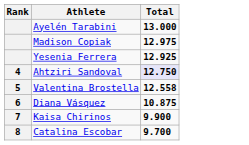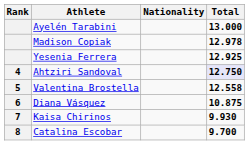+ column: (174, 12)
(160, 42) 12.975 -> (225, 42) 12.978
(157, 117) 9.900 -> (223, 117) 9.930
